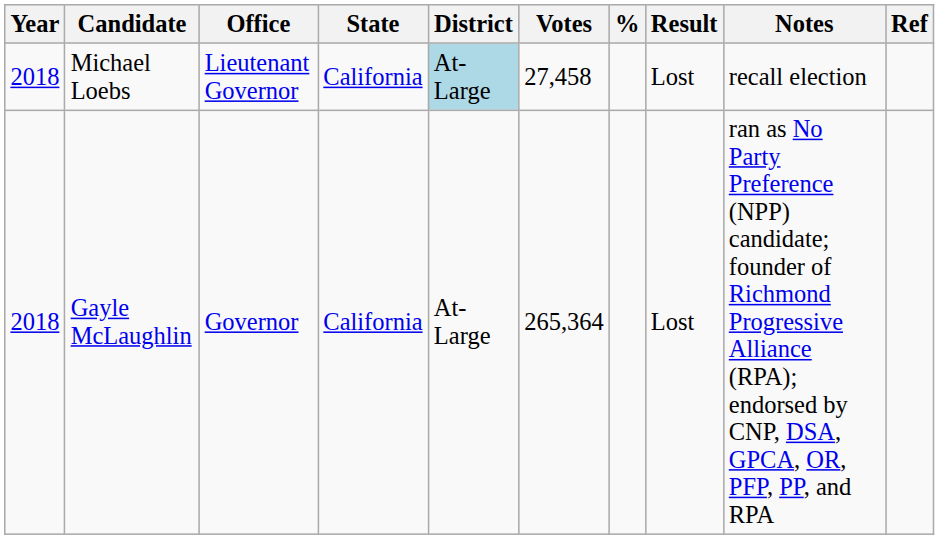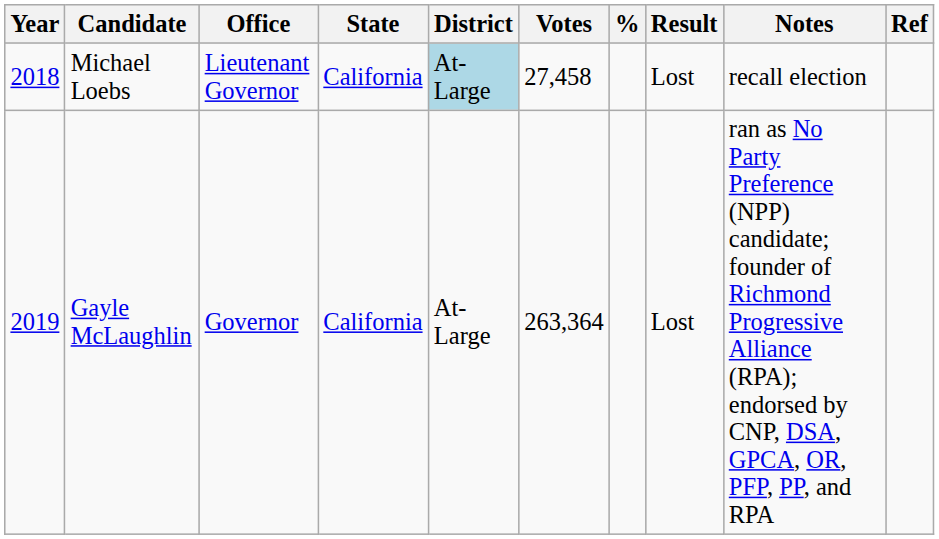(35, 321) 2018 -> (35, 321) 2019
(564, 321) 265,364 -> (564, 321) 263,364
